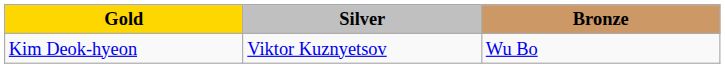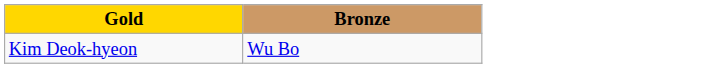- column: (362, 19)
